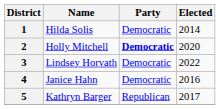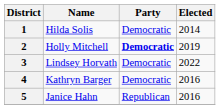(189, 46) 2020 -> (189, 46) 2019
(72, 79) Janice Hahn -> (79, 79) Kathryn Barger
(79, 96) Kathryn Barger -> (72, 96) Janice Hahn
(189, 96) 2017 -> (189, 96) 2016
